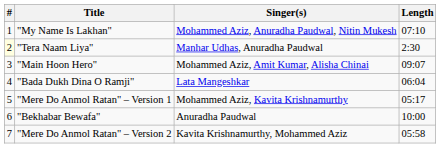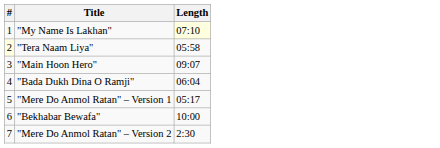- column: (286, 13)
(413, 30) no background -> (188, 30) lightyellow background
(411, 47) 2:30 -> (188, 47) 05:58
(413, 134) 05:58 -> (186, 134) 2:30
